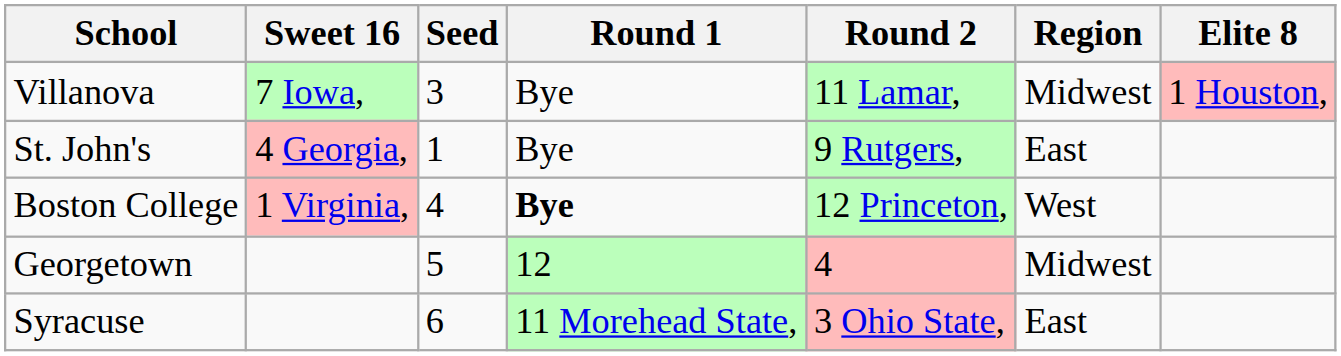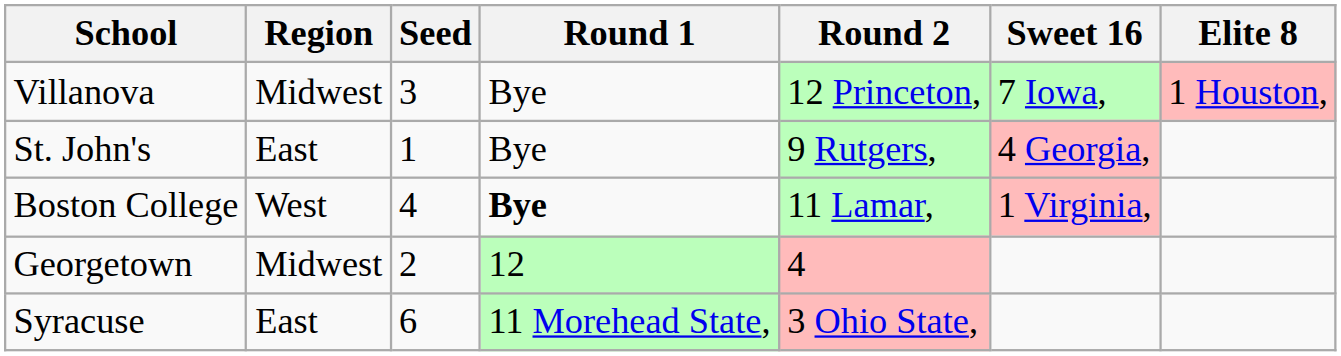columns swapped: (1088, 33) <-> (332, 33)
(887, 90) 11 Lamar, -> (884, 90) 12 Princeton,
(911, 206) 12 Princeton, -> (861, 206) 11 Lamar,
(435, 263) 5 -> (408, 263) 2
